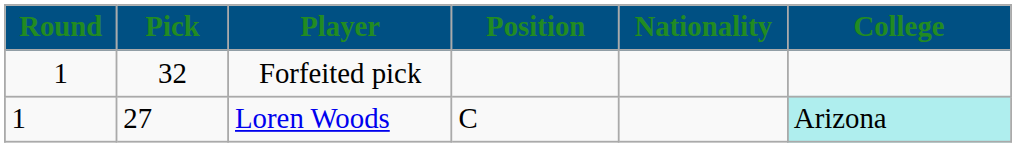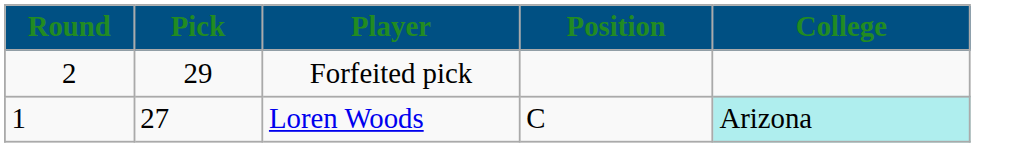- column: (703, 27)
(61, 73) 1 -> (69, 73) 2
(172, 73) 32 -> (198, 73) 29
